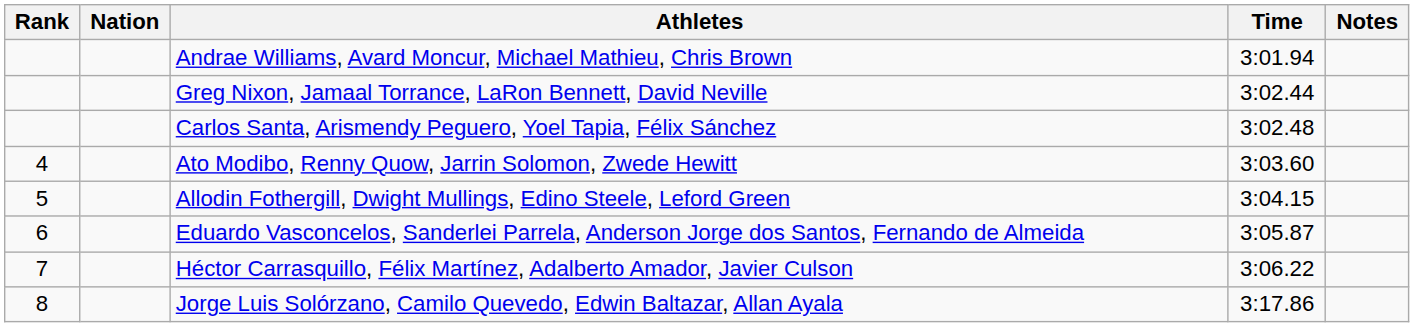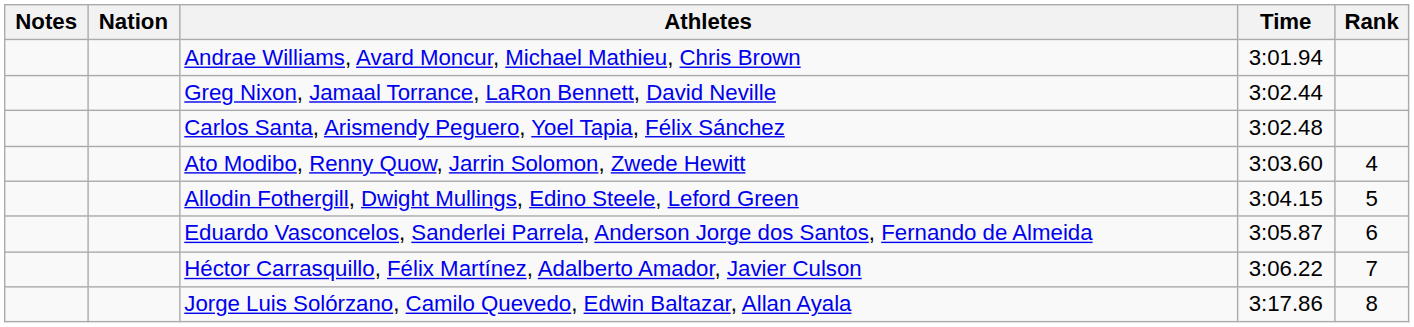columns swapped: (42, 22) <-> (1367, 22)
